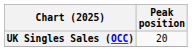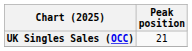(162, 39) 20 -> (162, 39) 21
